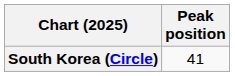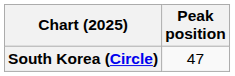(195, 58) 41 -> (195, 58) 47
